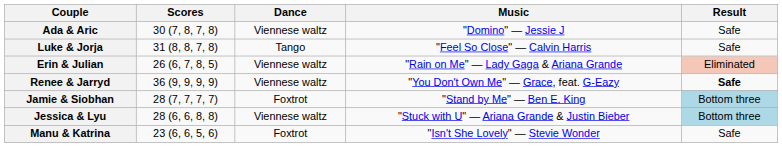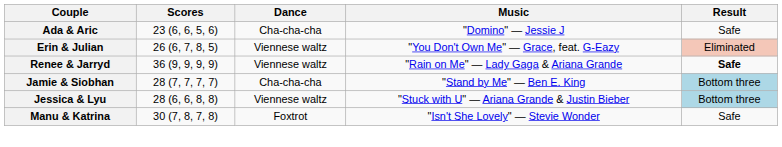(185, 30) 30 (7, 8, 7, 8) -> (185, 30) 23 (6, 6, 5, 6)
(290, 30) Viennese waltz -> (290, 30) Cha-cha-cha
- row: (70, 47)
(514, 64) "Rain on Me" — Lady Gaga & Ariana Grande -> (514, 47) "You Don't Own Me" — Grace, feat. G-Eazy
(514, 82) "You Don't Own Me" — Grace, feat. G-Eazy -> (514, 64) "Rain on Me" — Lady Gaga & Ariana Grande
(290, 99) Foxtrot -> (290, 82) Cha-cha-cha
(185, 133) 23 (6, 6, 5, 6) -> (185, 116) 30 (7, 8, 7, 8)
